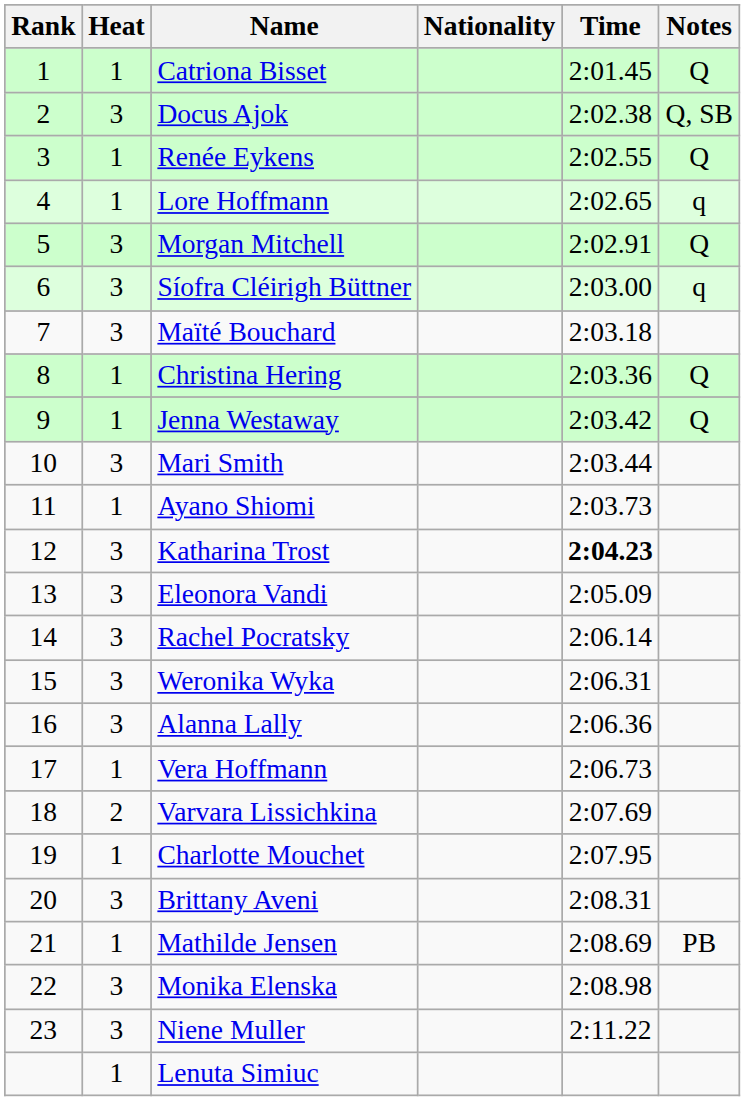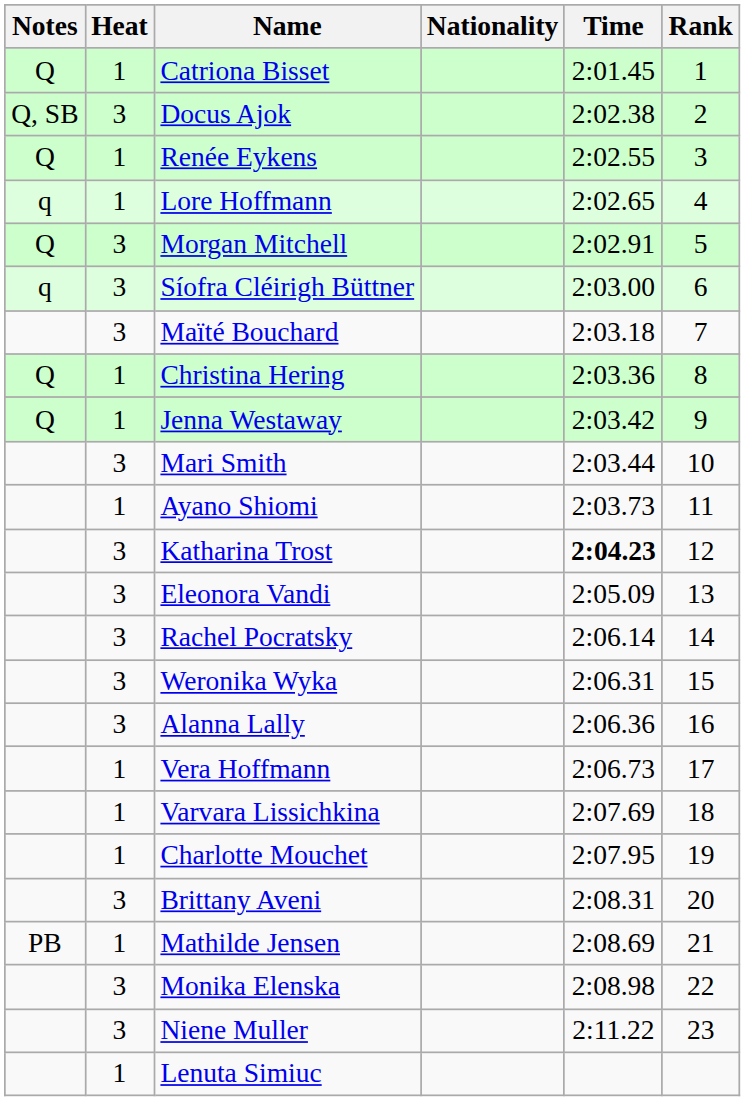columns swapped: (43, 26) <-> (699, 26)
(116, 811) 2 -> (119, 811) 1
